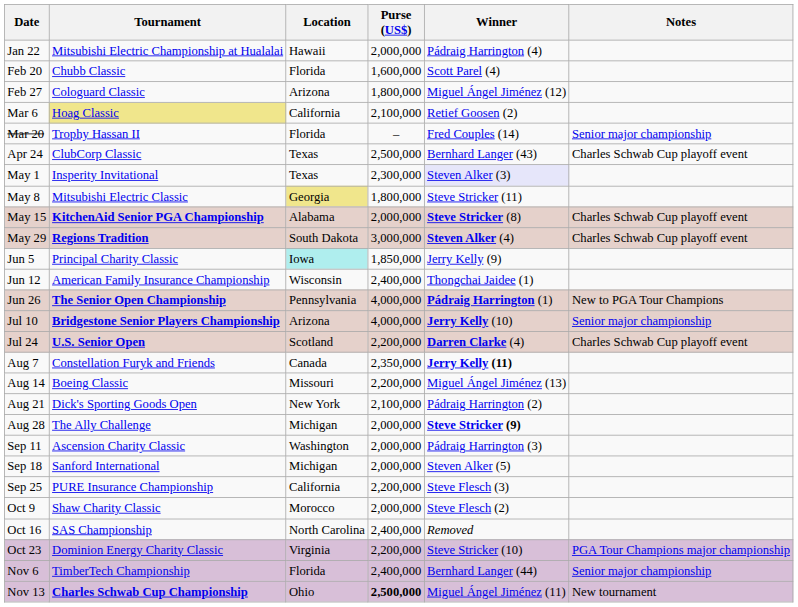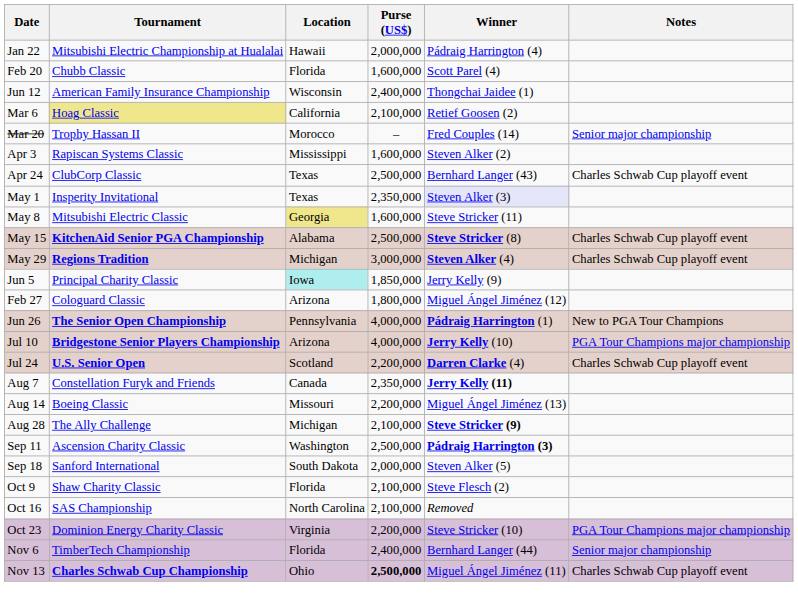rows swapped: (25, 92) <-> (24, 279)
(307, 134) Florida -> (312, 134) Morocco
+ row: (22, 154)
(396, 175) 2,300,000 -> (396, 196) 2,350,000
(396, 196) 1,800,000 -> (396, 217) 1,600,000
(396, 217) 2,000,000 -> (396, 238) 2,500,000
(323, 238) South Dakota -> (313, 258) Michigan
(642, 321) Senior major championship -> (681, 342) PGA Tour Champions major championship
- row: (26, 404)
(396, 425) 2,000,000 -> (396, 425) 2,100,000
(396, 446) 2,000,000 -> (396, 446) 2,500,000
(485, 446) normal -> (490, 446) bold
(313, 466) Michigan -> (323, 466) South Dakota
- row: (25, 487)
(312, 508) Morocco -> (307, 487) Florida
(396, 508) 2,000,000 -> (396, 487) 2,100,000
(396, 529) 2,400,000 -> (396, 508) 2,100,000
(614, 591) New tournament -> (660, 570) Charles Schwab Cup playoff event
